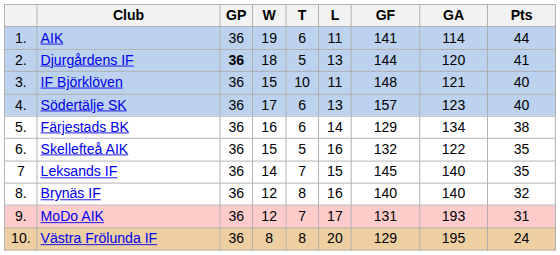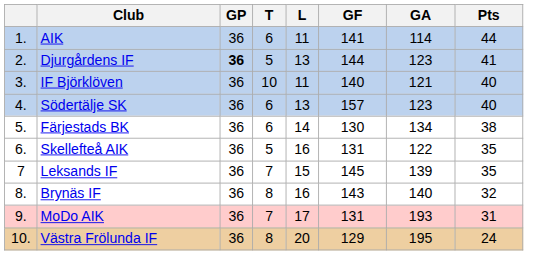- column: (269, 15)
(454, 60) 120 -> (421, 60) 123
(385, 82) 148 -> (353, 82) 140
(385, 127) 129 -> (353, 127) 130
(385, 149) 132 -> (353, 149) 131
(454, 171) 140 -> (421, 171) 139
(385, 194) 140 -> (353, 194) 143
